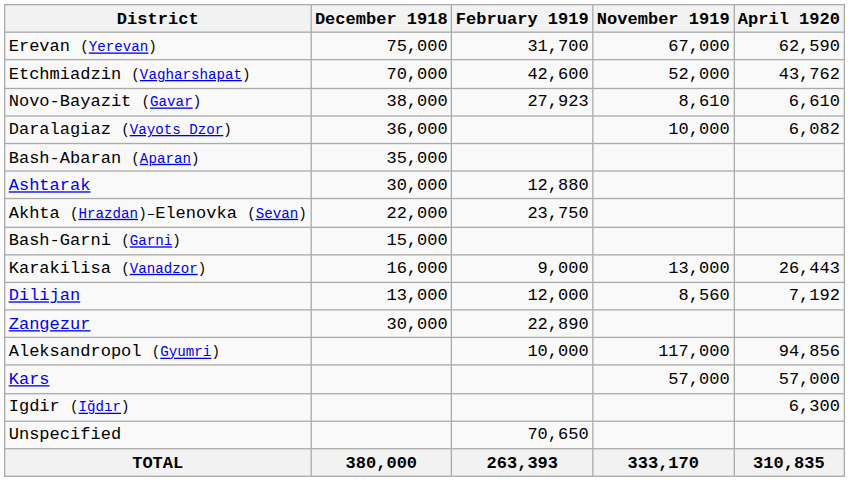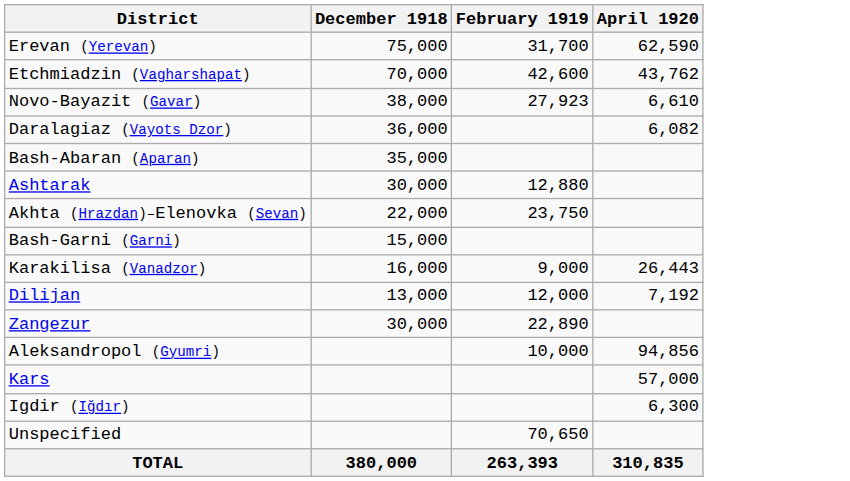- column: (663, 19)
